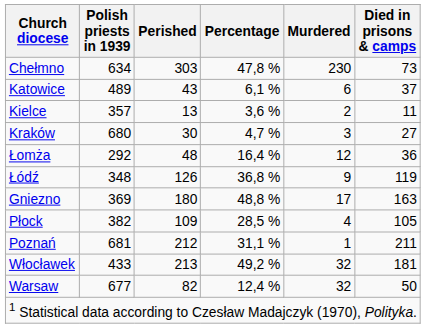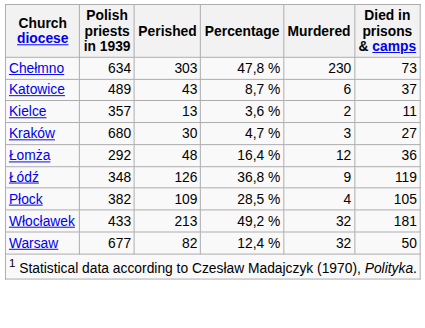(263, 90) 6,1 % -> (263, 90) 8,7 %
- row: (35, 199)
- row: (32, 243)
